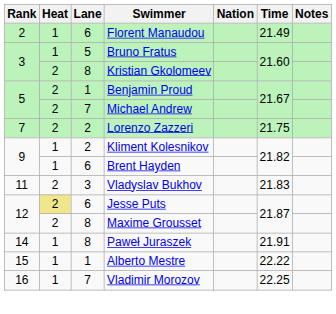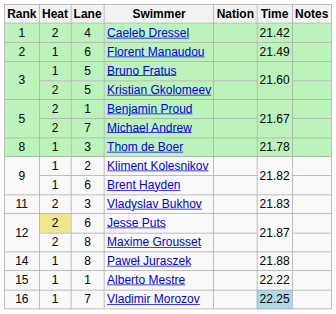+ row: (148, 33)
(88, 71) 8 -> (88, 90) 5
- row: (150, 128)
+ row: (145, 147)
(275, 242) 21.91 -> (275, 261) 21.88
(275, 280) no background -> (275, 299) lightblue background
